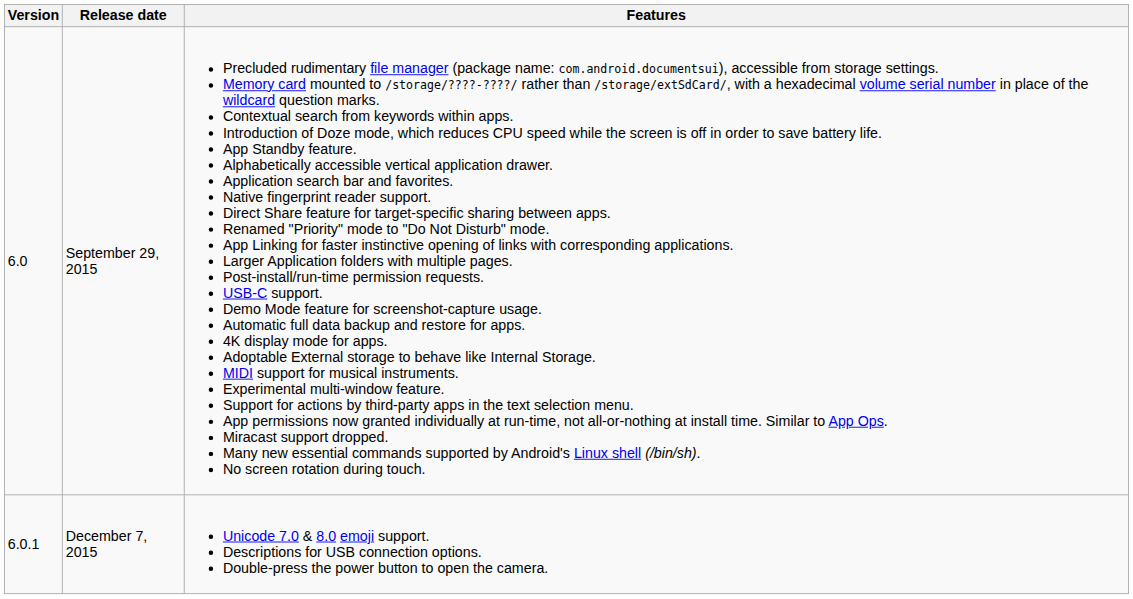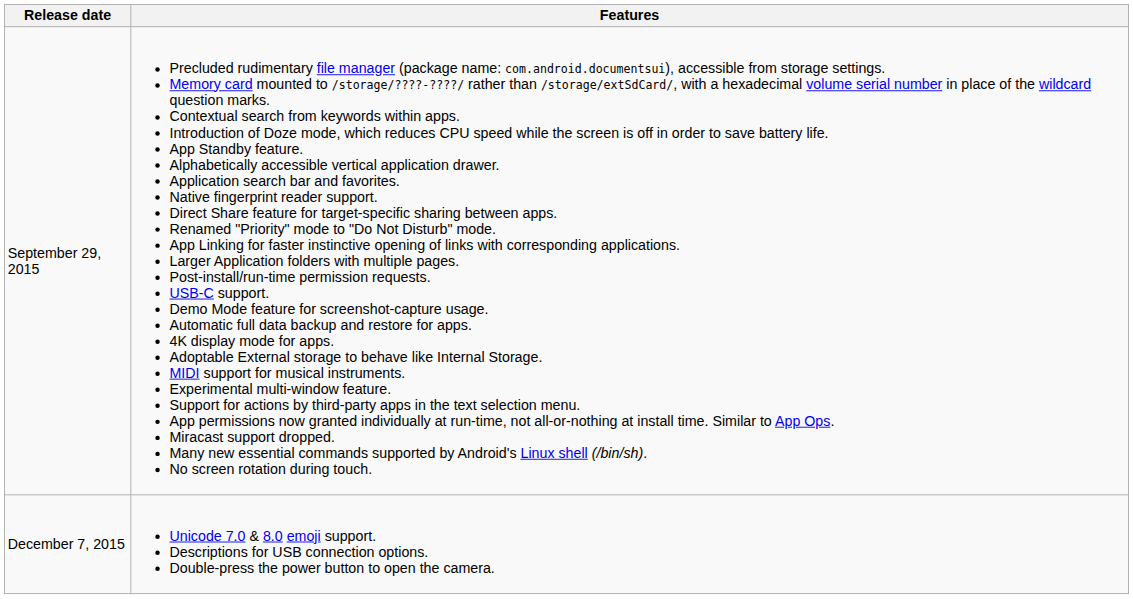- column: (33, 15)
